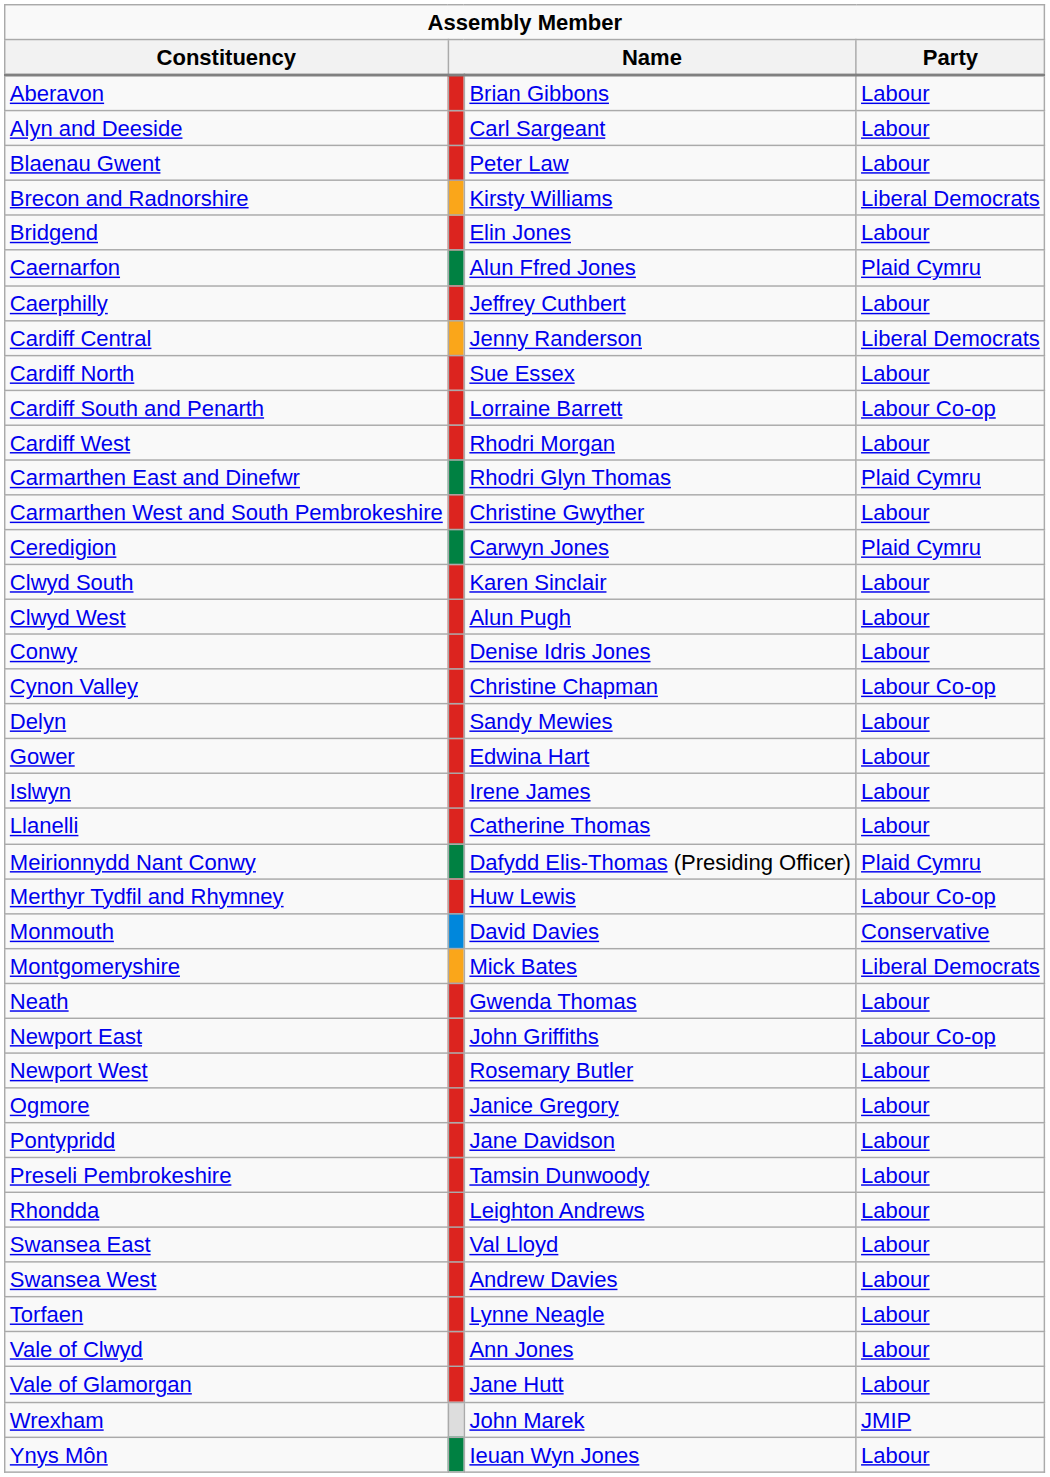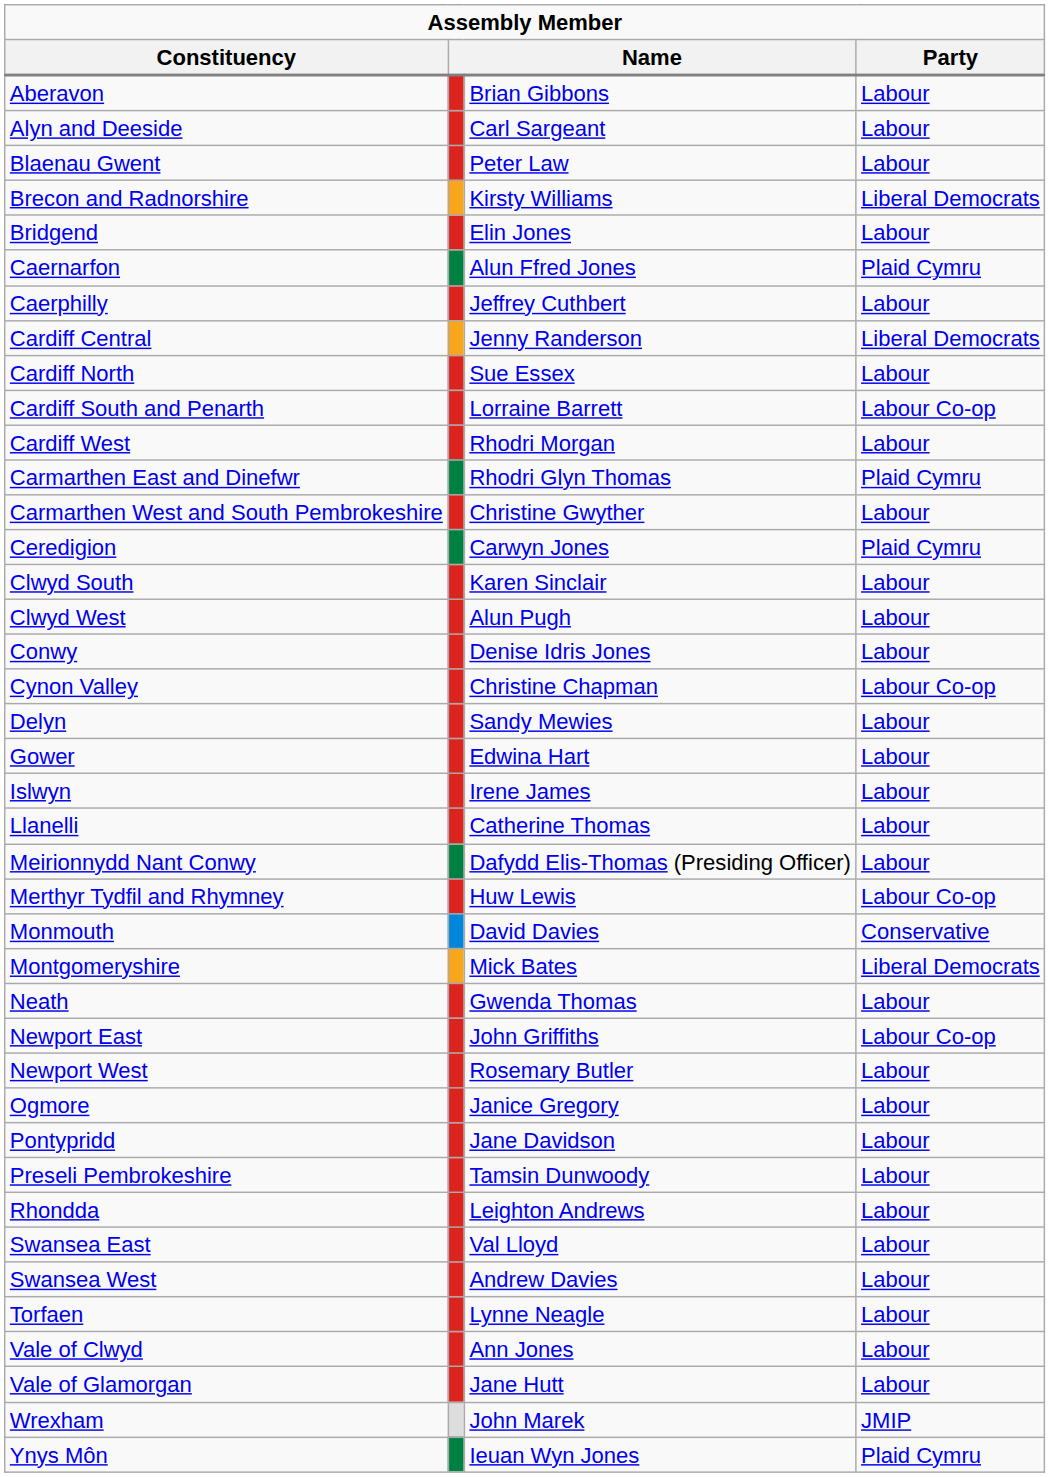(921, 861) Plaid Cymru -> (895, 861) Labour
(895, 1454) Labour -> (921, 1454) Plaid Cymru
